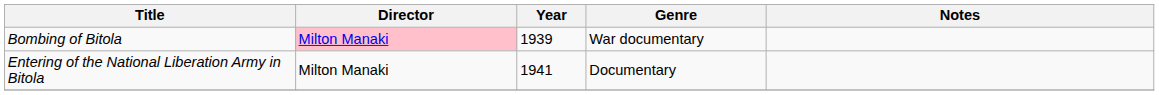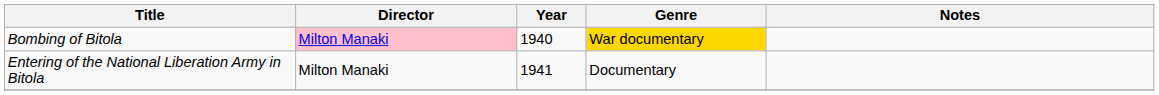(536, 39) 1939 -> (536, 39) 1940
(647, 39) no background -> (647, 39) gold background
